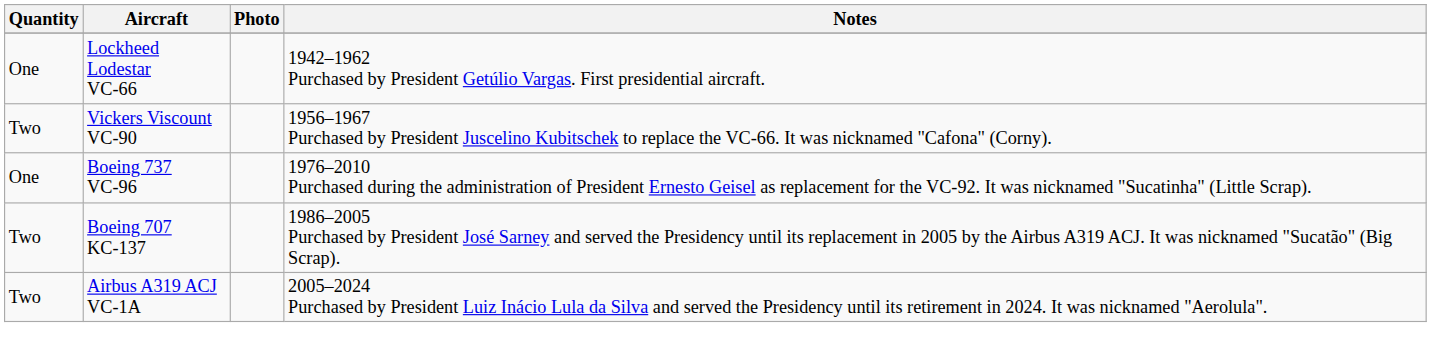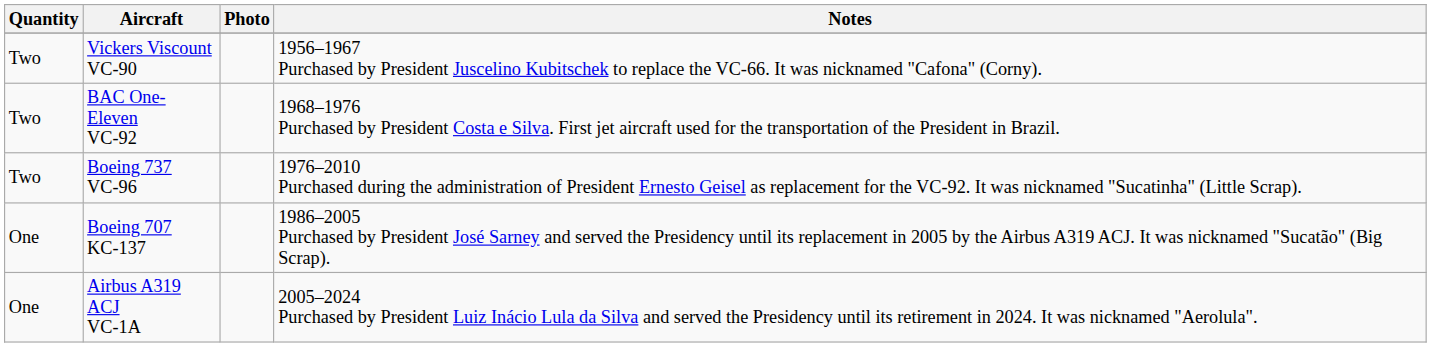- row: (123, 68)
+ row: (126, 117)
(24, 177) One -> (25, 177) Two
(25, 237) Two -> (24, 237) One
(25, 296) Two -> (24, 307) One
